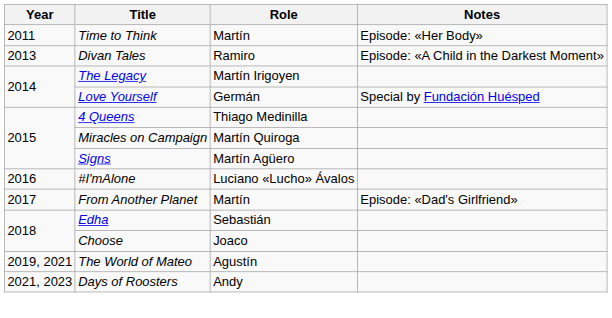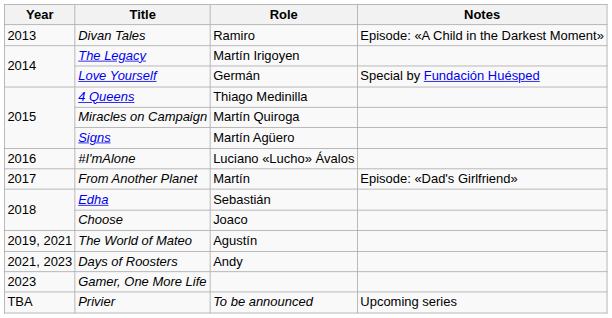- row: (117, 35)
+ row: (142, 281)
+ row: (97, 302)
